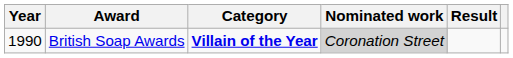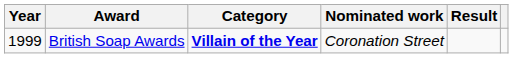(25, 40) 1990 -> (25, 40) 1999
(384, 40) lightgrey background -> (384, 40) no background
